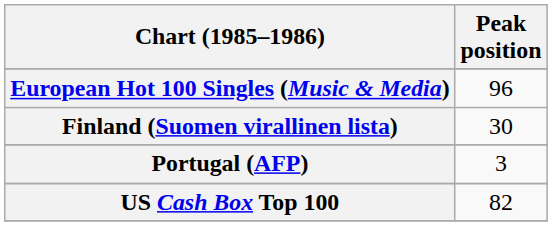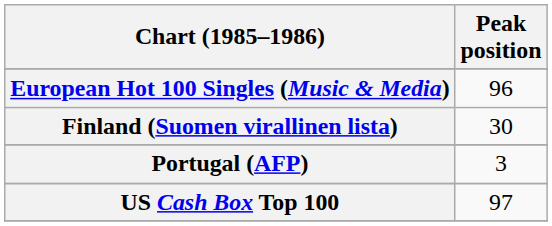(501, 201) 82 -> (501, 201) 97
